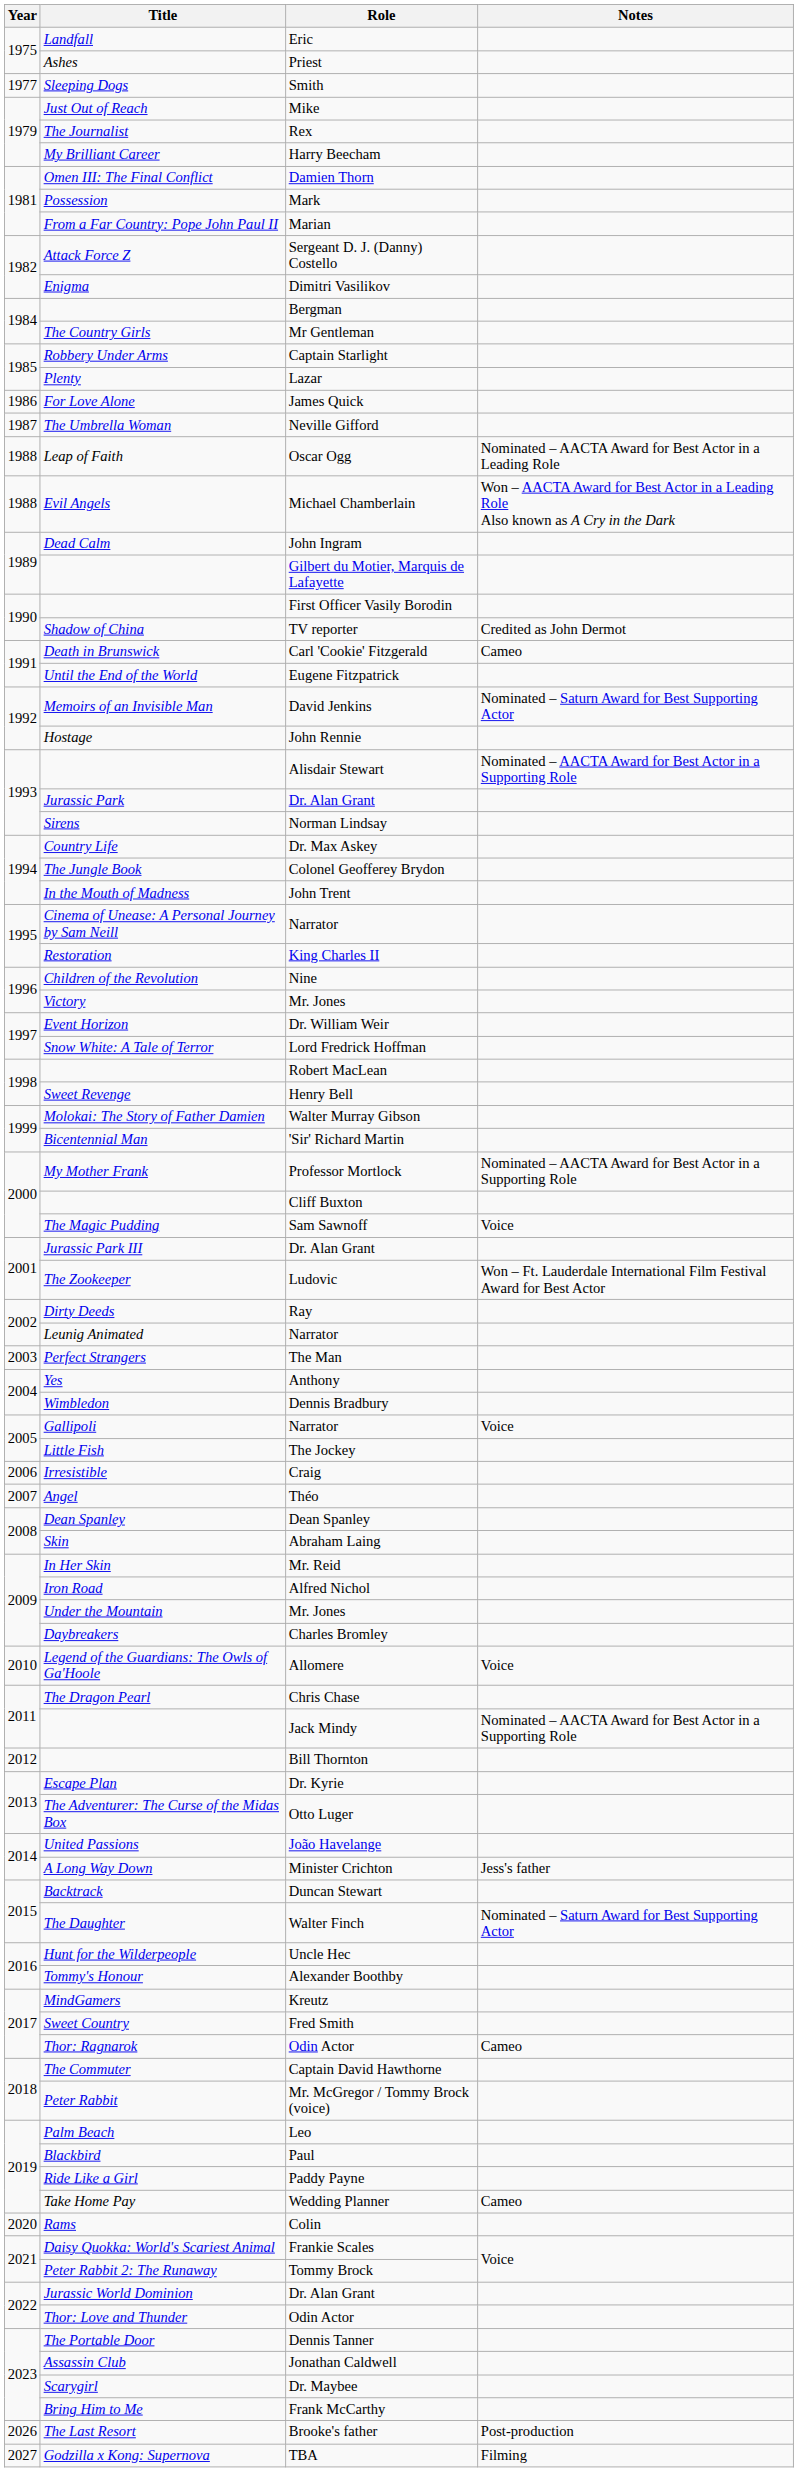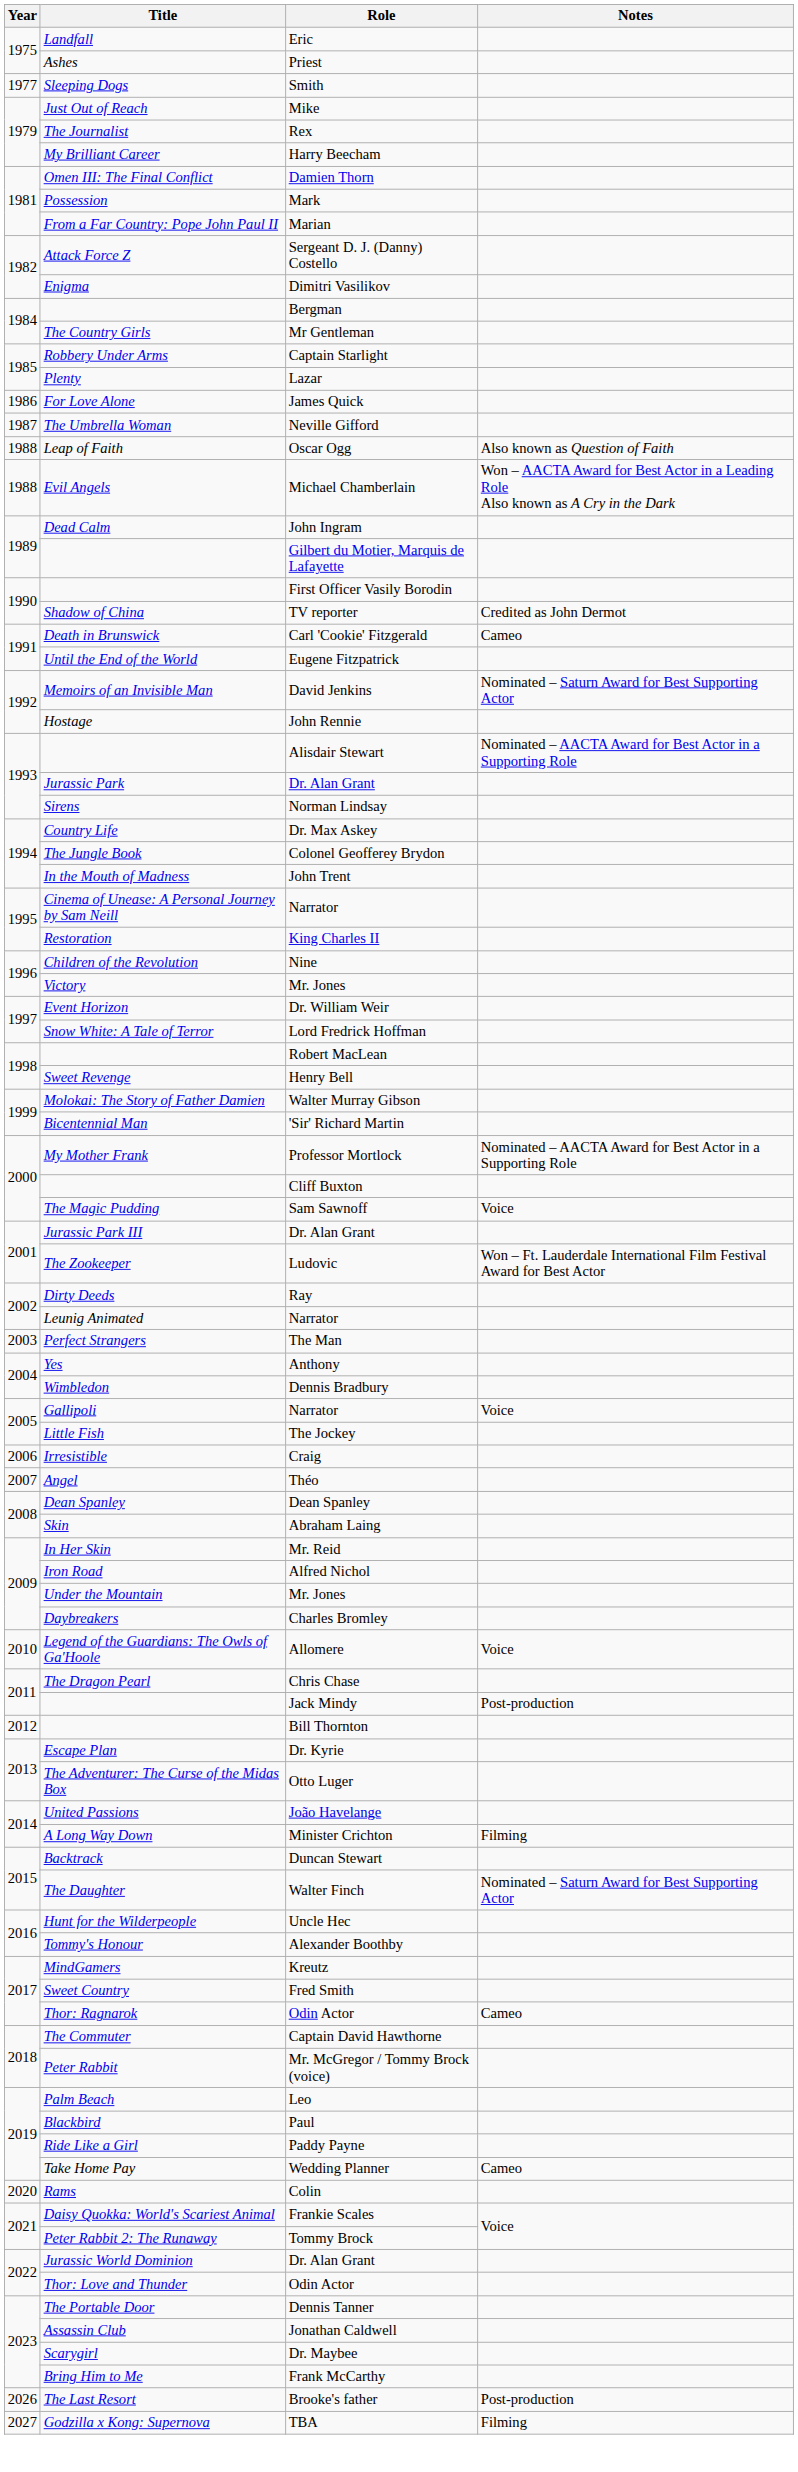(620, 456) Nominated – AACTA Award for Best Actor in a Leading Role -> (577, 448) Also known as Question of Faith
(620, 1728) Nominated – AACTA Award for Best Actor in a Supporting Role -> (527, 1703) Post-production
(515, 1868) Jess's father -> (504, 1835) Filming
